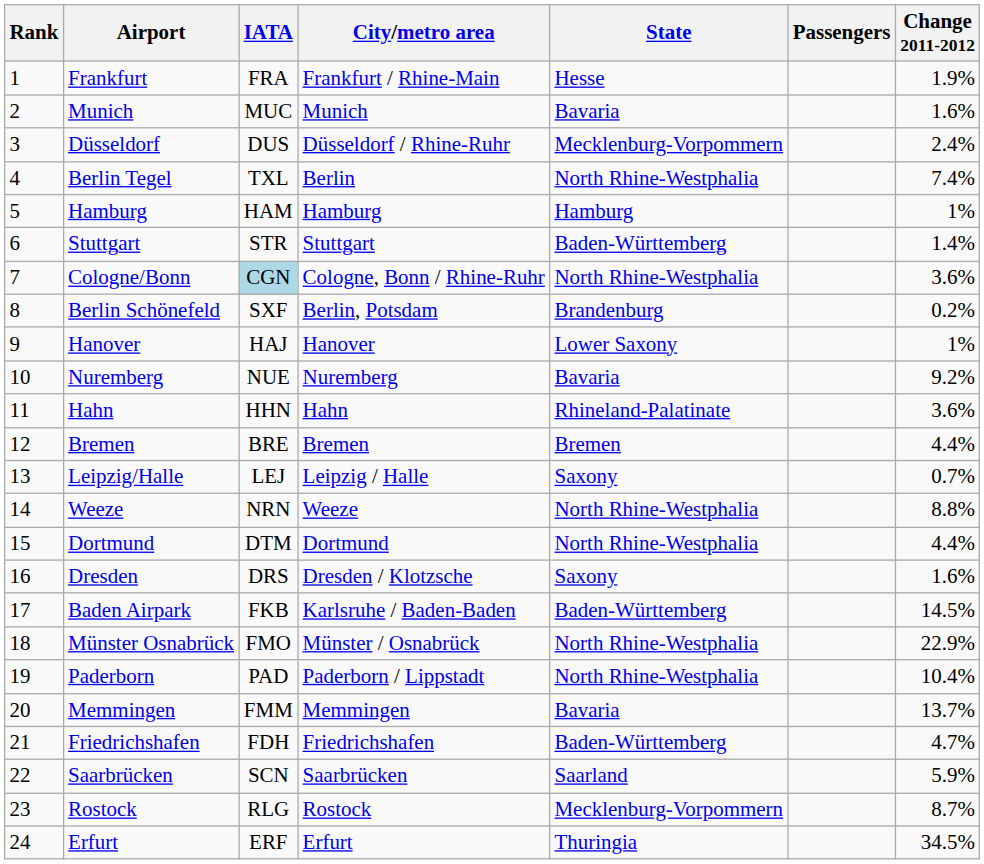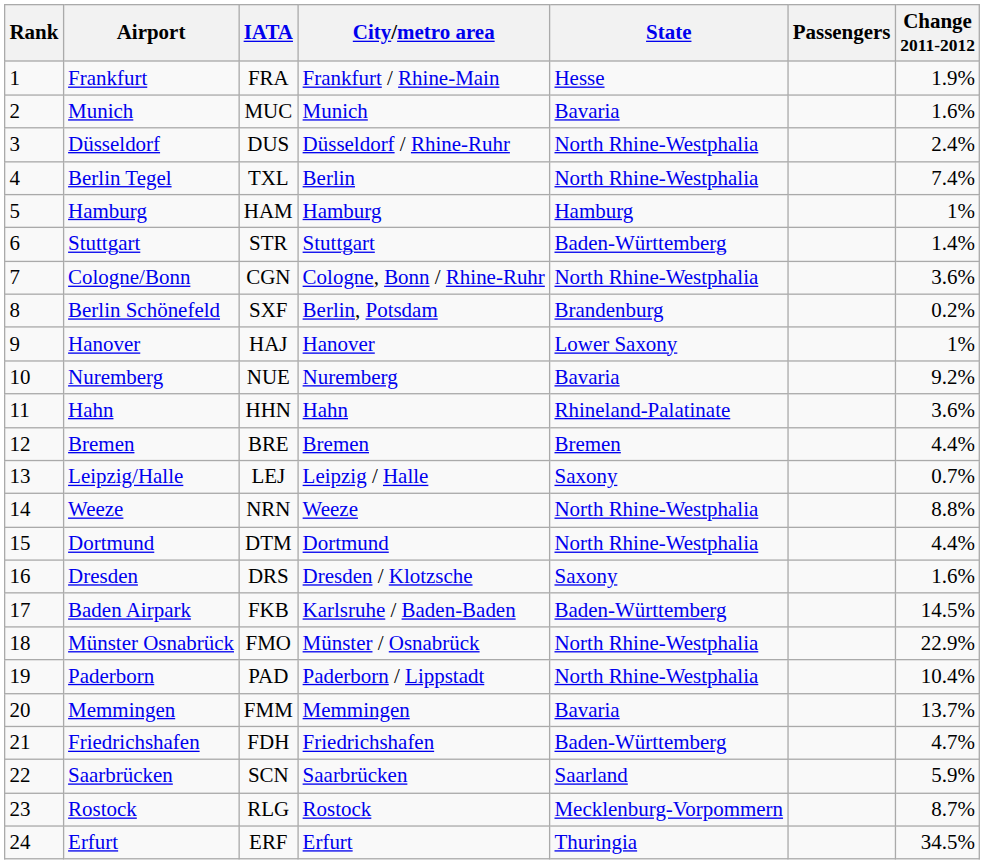(669, 144) Mecklenburg-Vorpommern -> (656, 144) North Rhine-Westphalia
(268, 277) lightblue background -> (268, 277) no background
